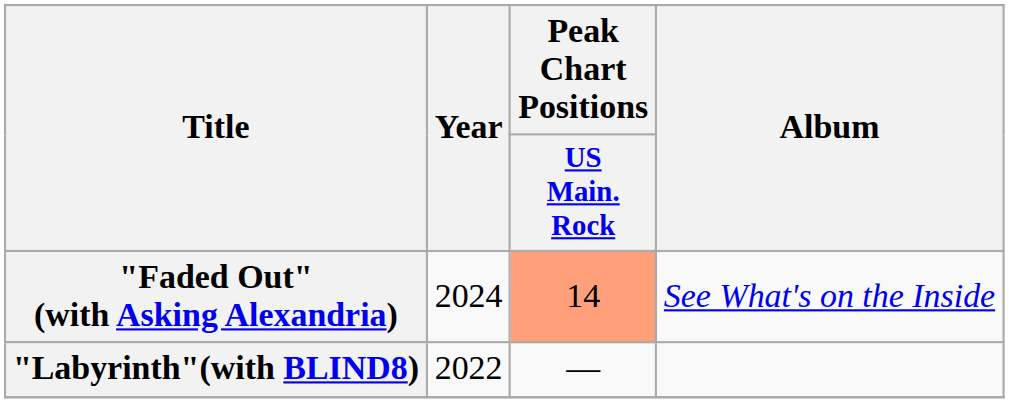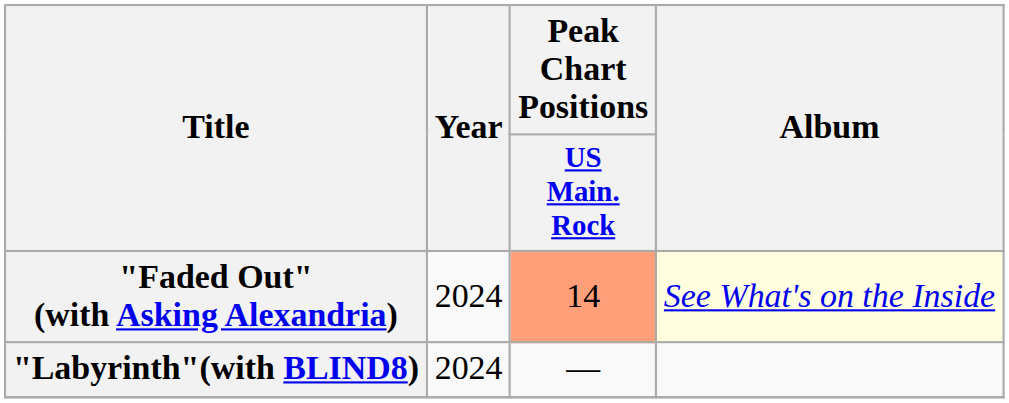(830, 295) no background -> (830, 295) lightyellow background
(469, 368) 2022 -> (469, 368) 2024
